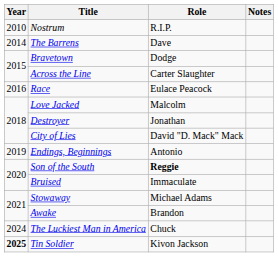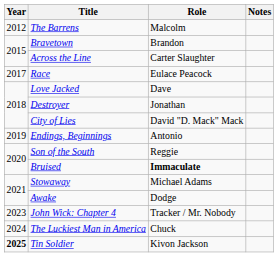- row: (47, 27)
(16, 43) 2014 -> (16, 27) 2012
(161, 43) Dave -> (168, 27) Malcolm
(163, 58) Dodge -> (167, 43) Brandon
(16, 89) 2016 -> (16, 74) 2017
(168, 105) Malcolm -> (161, 89) Dave
(164, 167) bold -> (164, 151) normal
(173, 182) normal -> (175, 167) bold
(167, 213) Brandon -> (163, 197) Dodge
+ row: (73, 213)
